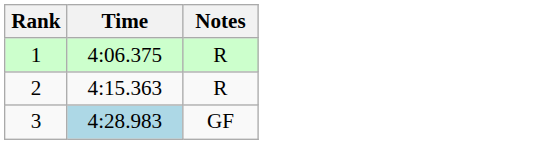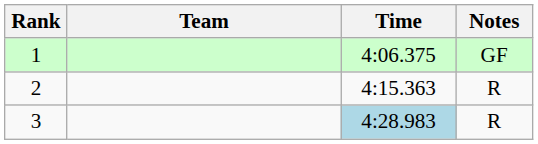+ column: (204, 21)
(220, 54) R -> (494, 54) GF
(220, 121) GF -> (494, 121) R
